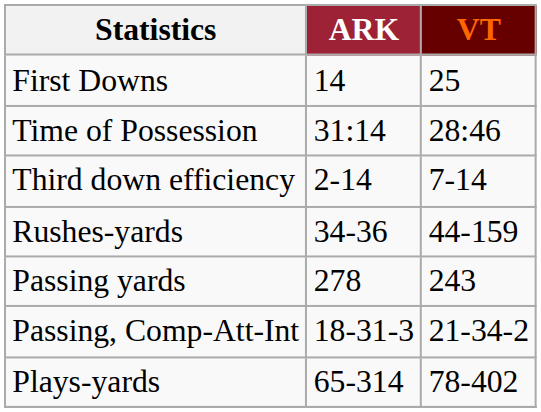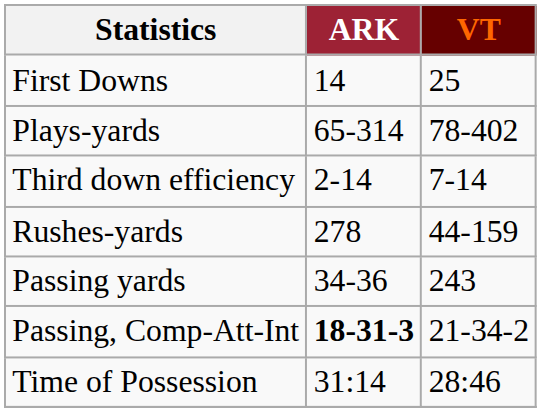rows swapped: (86, 381) <-> (135, 130)
(351, 230) 34-36 -> (338, 230) 278
(338, 280) 278 -> (351, 280) 34-36
(364, 331) normal -> (364, 331) bold
